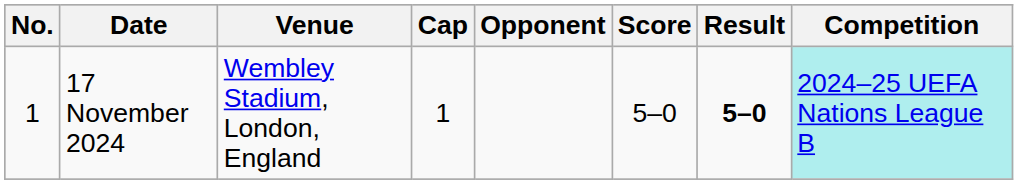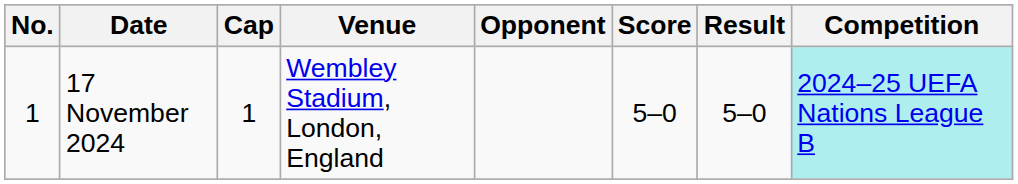columns swapped: (315, 25) <-> (443, 25)
(744, 112) bold -> (744, 112) normal
